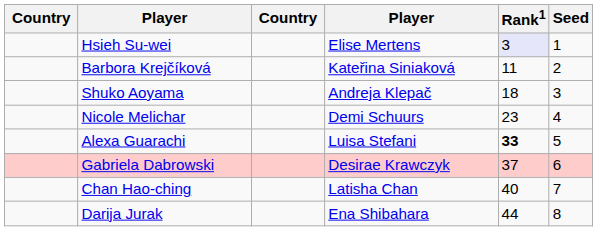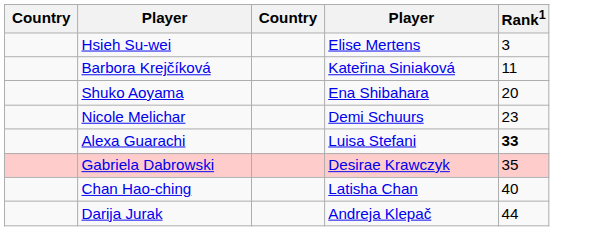- column: (571, 18)
(506, 44) lavender background -> (506, 44) no background
(380, 92) Andreja Klepač -> (379, 92) Ena Shibahara
(510, 92) 18 -> (510, 92) 20
(510, 165) 37 -> (510, 165) 35
(379, 213) Ena Shibahara -> (380, 213) Andreja Klepač
